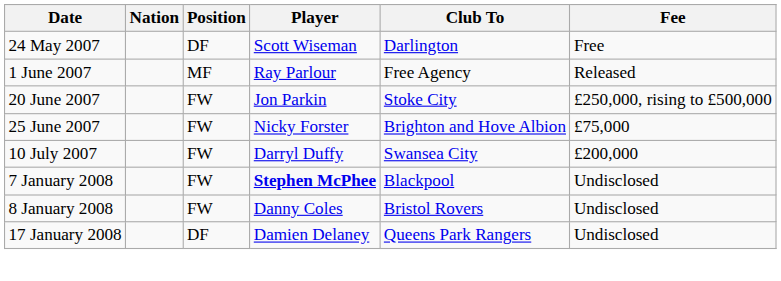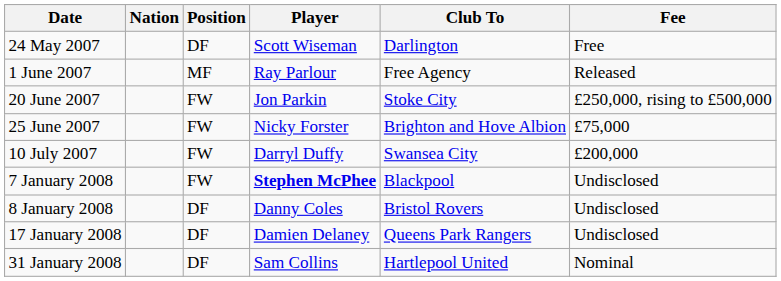(200, 208) FW -> (198, 208) DF
+ row: (65, 262)
